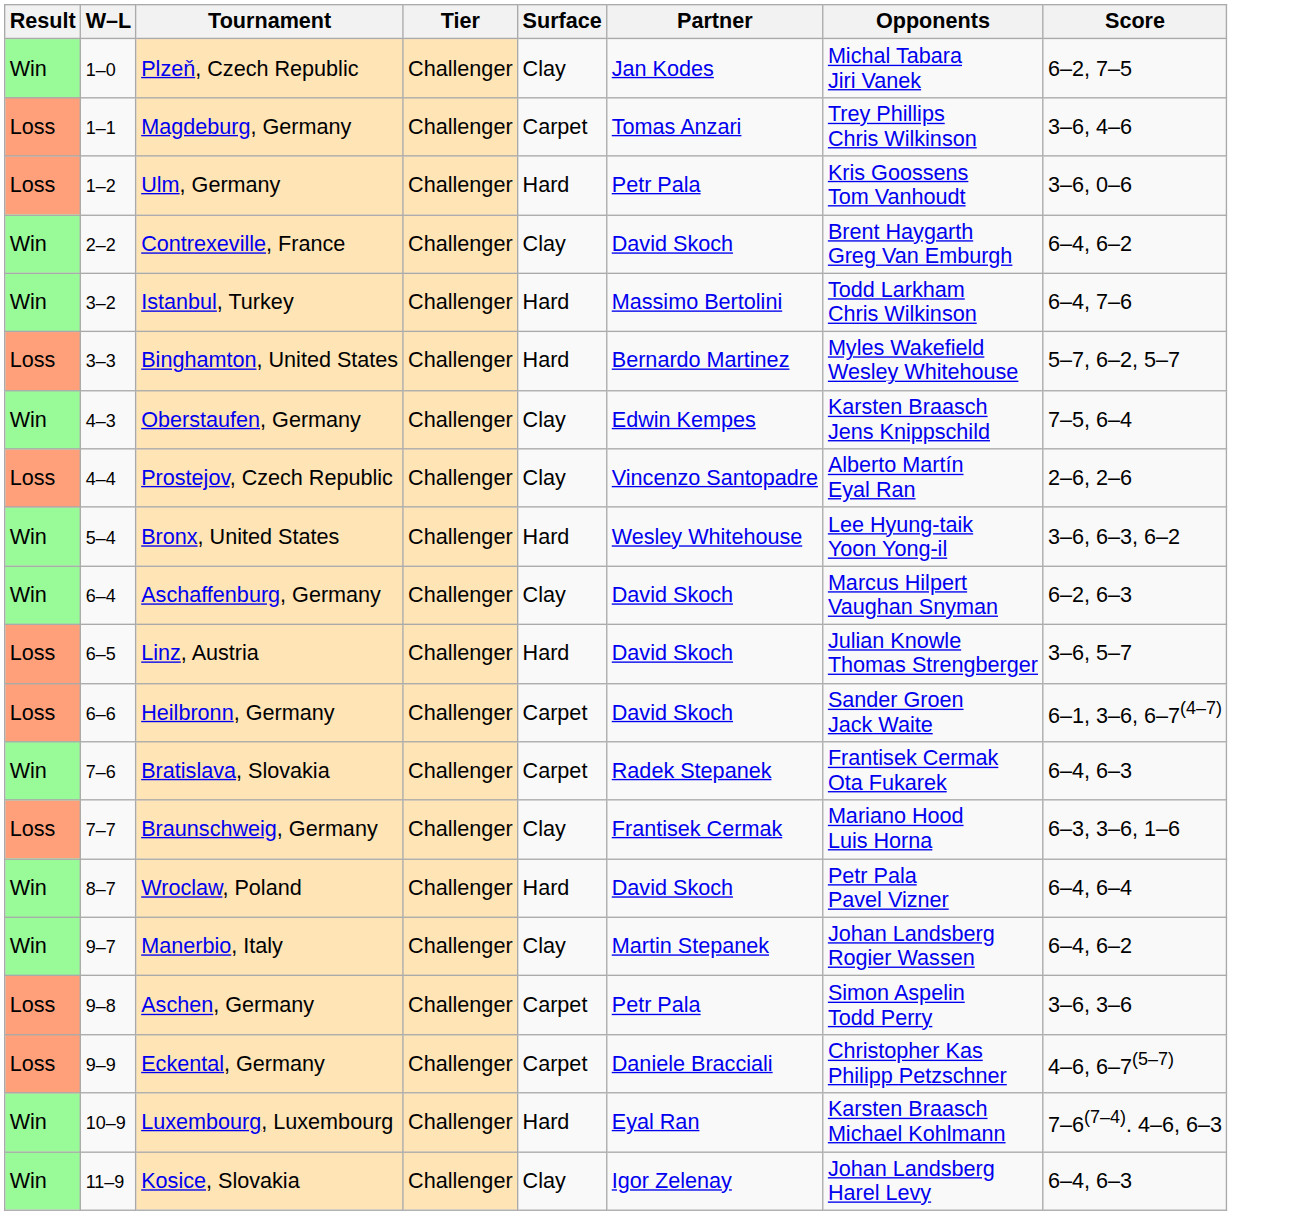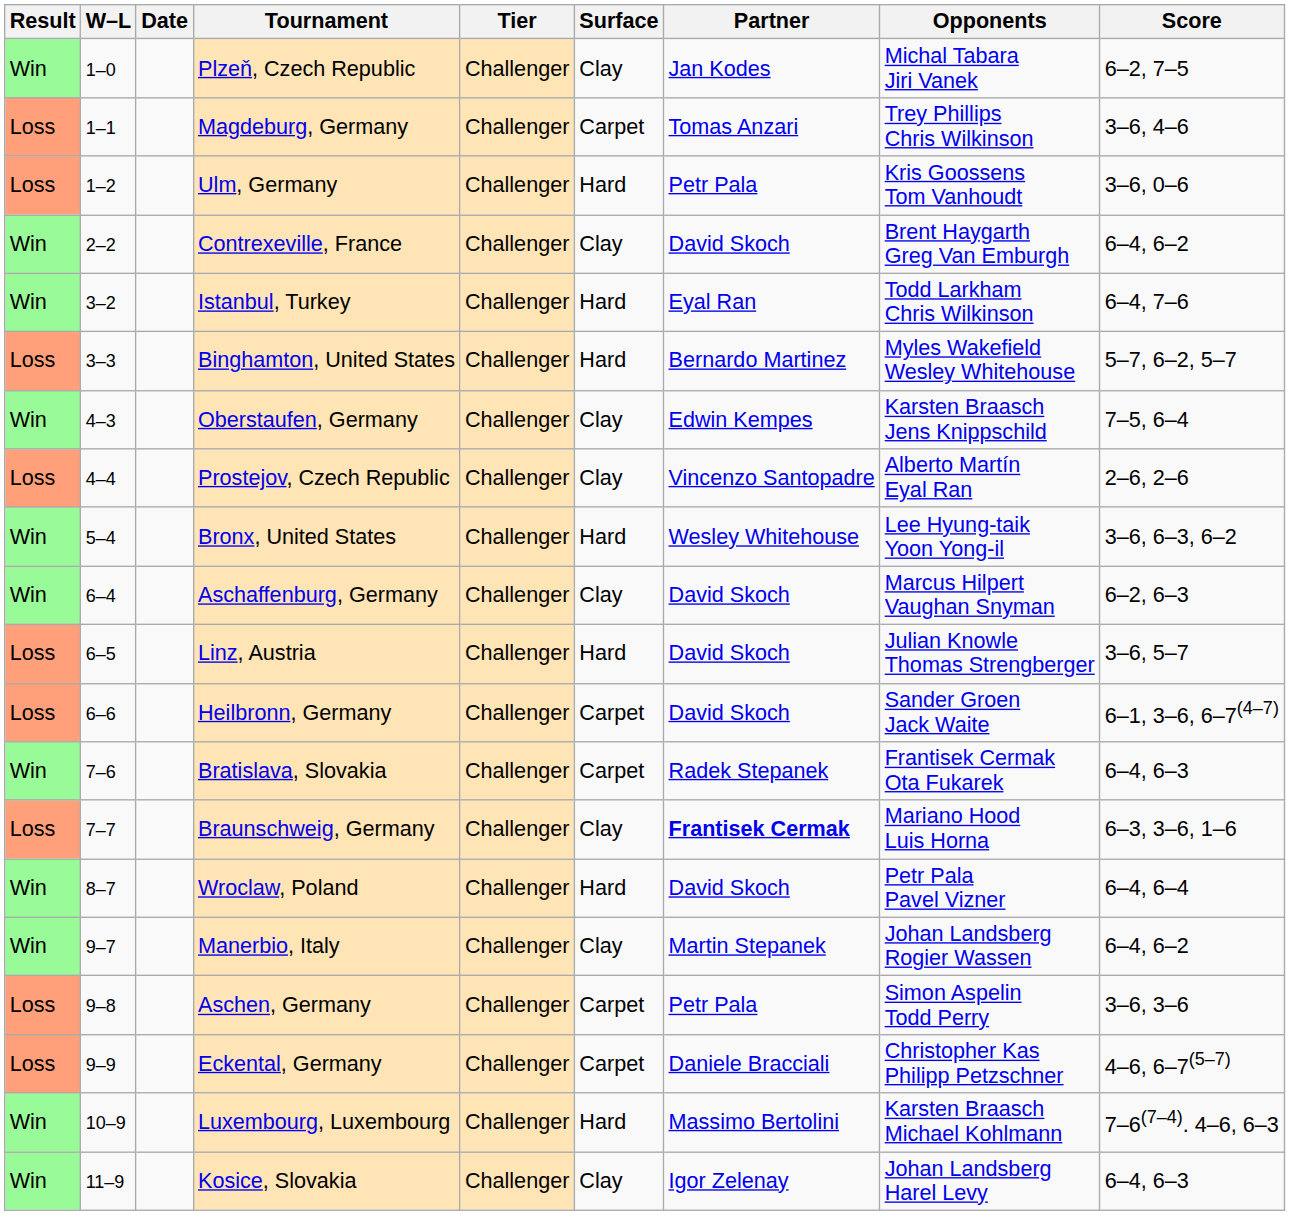+ column: (165, 21)
(697, 302) Massimo Bertolini -> (712, 302) Eyal Ran
(697, 829) normal -> (759, 829) bold
(656, 1122) Eyal Ran -> (754, 1122) Massimo Bertolini
